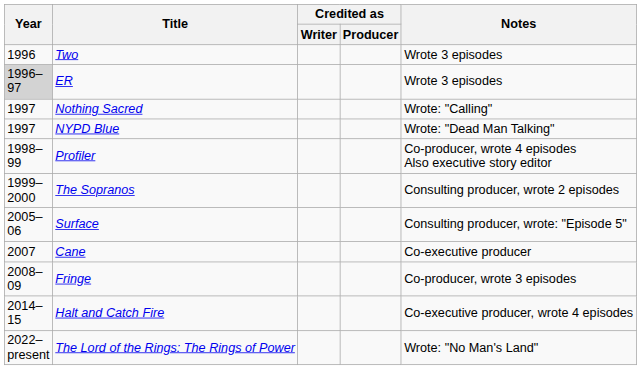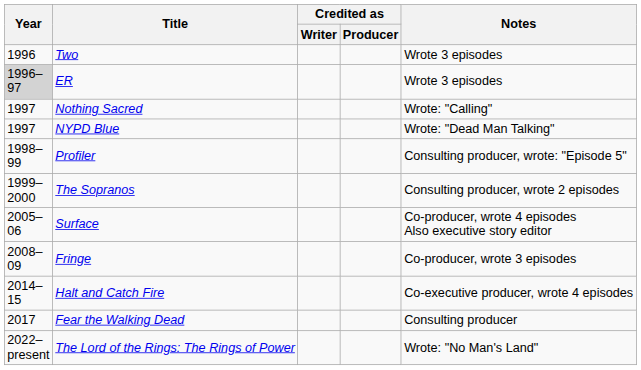(490, 156) Co-producer, wrote 4 episodes Also executive story editor -> (515, 156) Consulting producer, wrote: "Episode 5"
(515, 224) Consulting producer, wrote: "Episode 5" -> (490, 224) Co-producer, wrote 4 episodes Also executive story editor
- row: (70, 251)
+ row: (120, 320)
